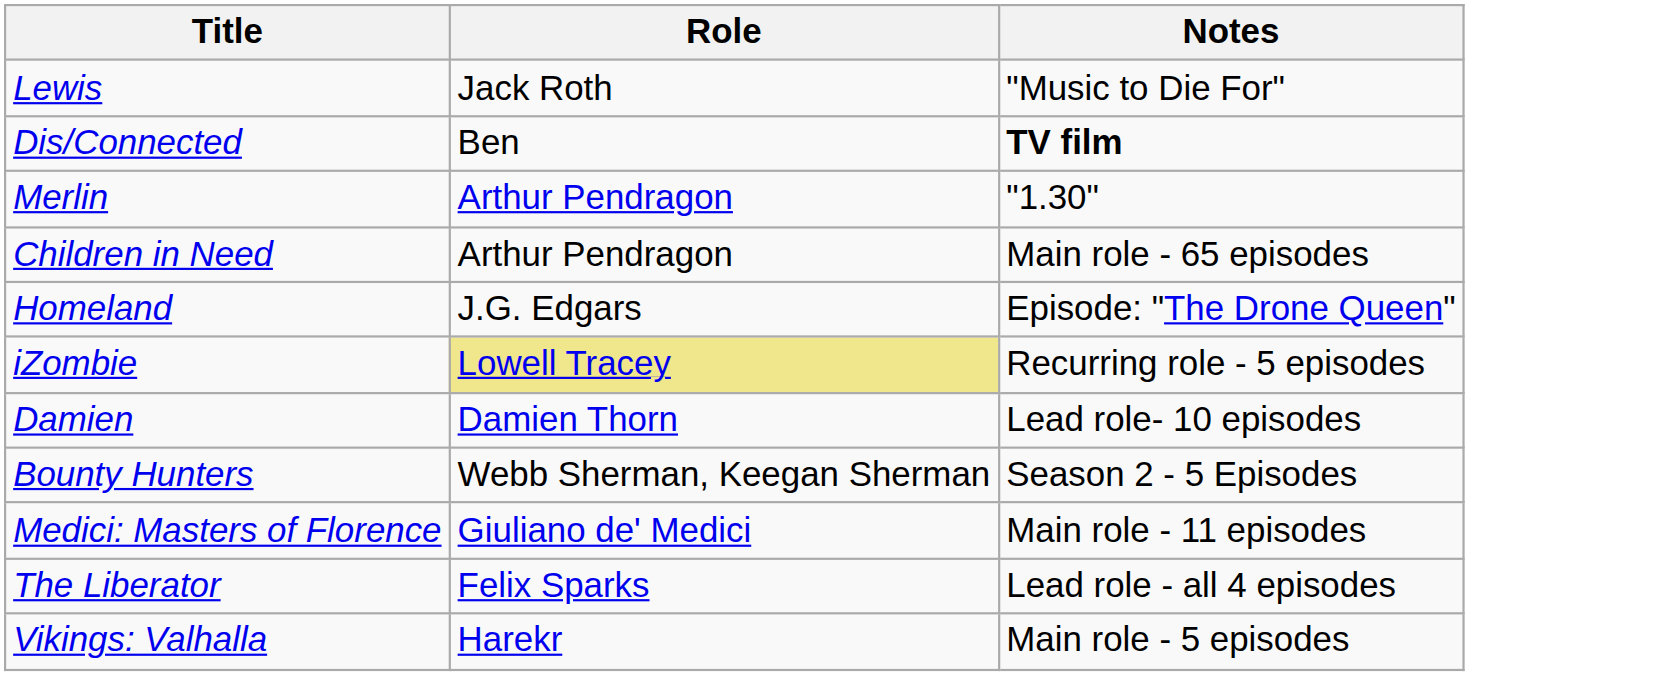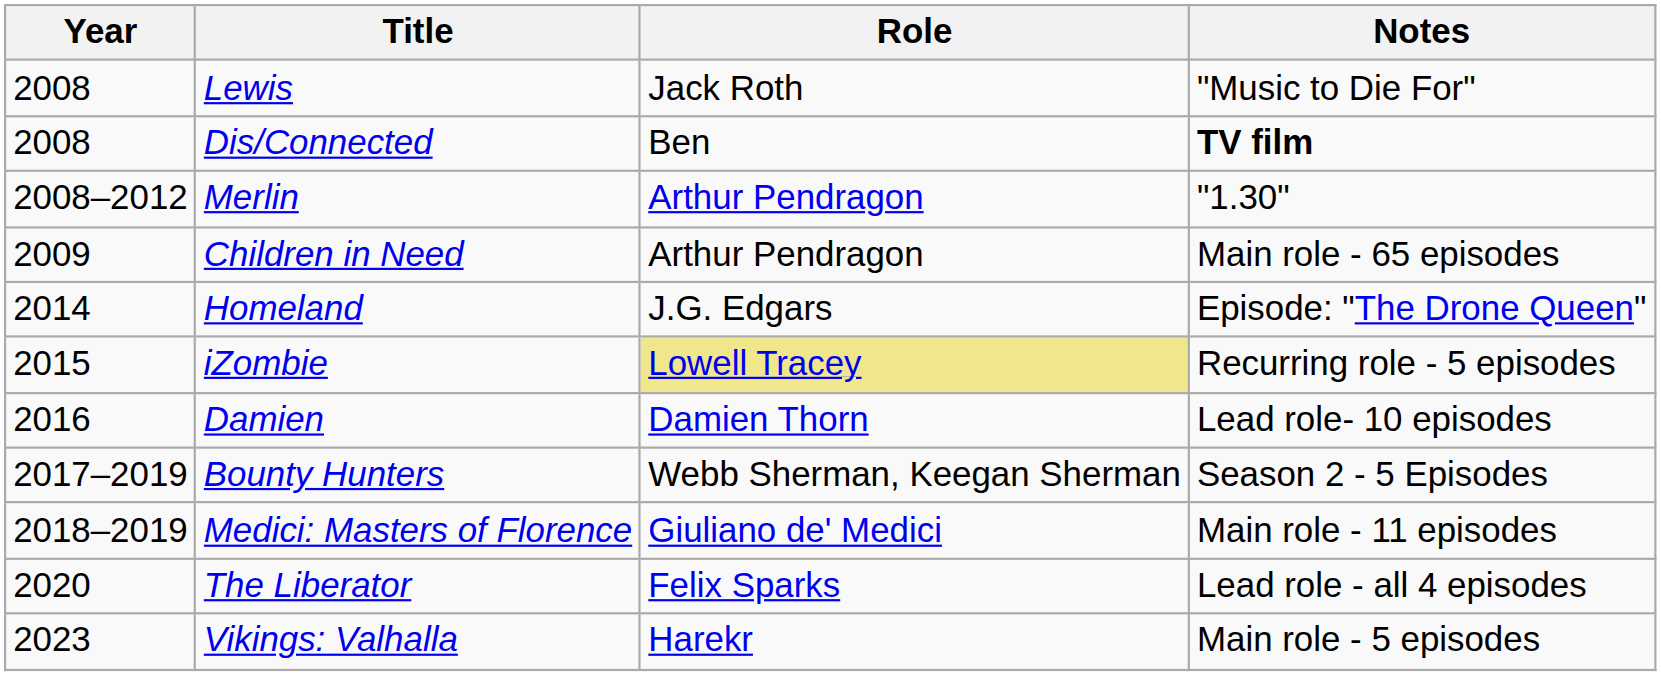+ column: (100, 32)
